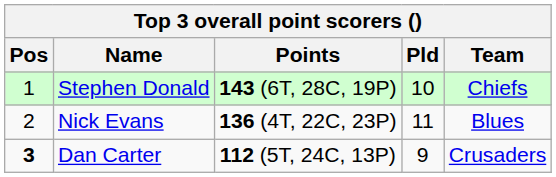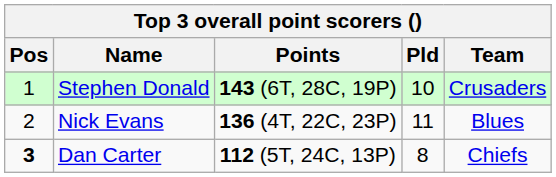(498, 88) Chiefs -> (498, 88) Crusaders
(423, 155) 9 -> (423, 155) 8
(498, 155) Crusaders -> (498, 155) Chiefs
